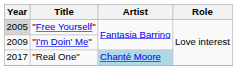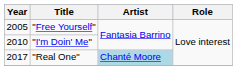(17, 27) lightgrey background -> (17, 27) no background
(17, 42) 2009 -> (17, 42) 2010
